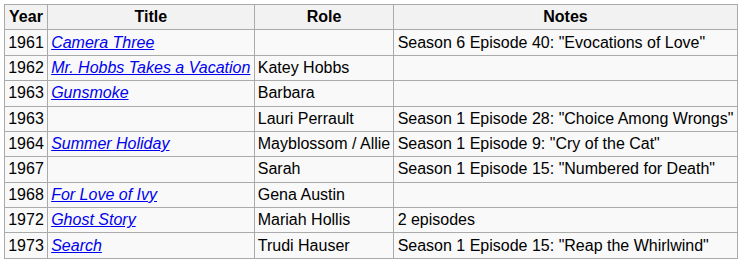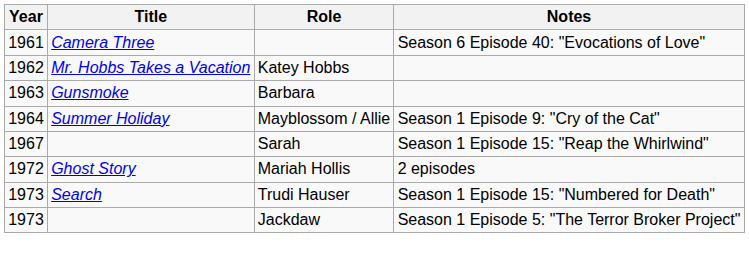- row: (26, 118)
(556, 169) Season 1 Episode 15: "Numbered for Death" -> (553, 144) Season 1 Episode 15: "Reap the Whirlwind"
- row: (26, 194)
(553, 245) Season 1 Episode 15: "Reap the Whirlwind" -> (556, 194) Season 1 Episode 15: "Numbered for Death"
+ row: (26, 220)
